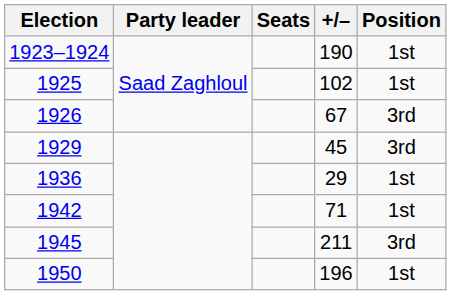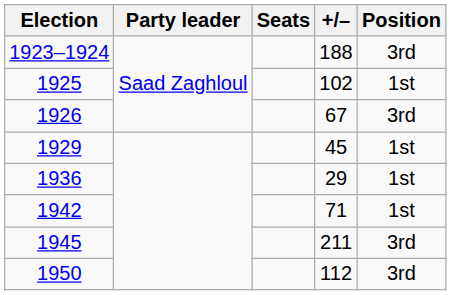(336, 52) 190 -> (336, 52) 188
(401, 52) 1st -> (401, 52) 3rd
(401, 147) 3rd -> (401, 147) 1st
(336, 274) 196 -> (336, 274) 112
(401, 274) 1st -> (401, 274) 3rd
